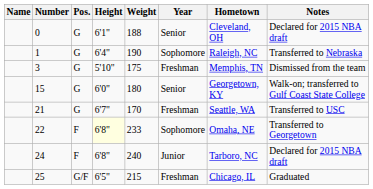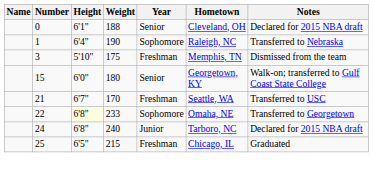- column: (82, 12)
